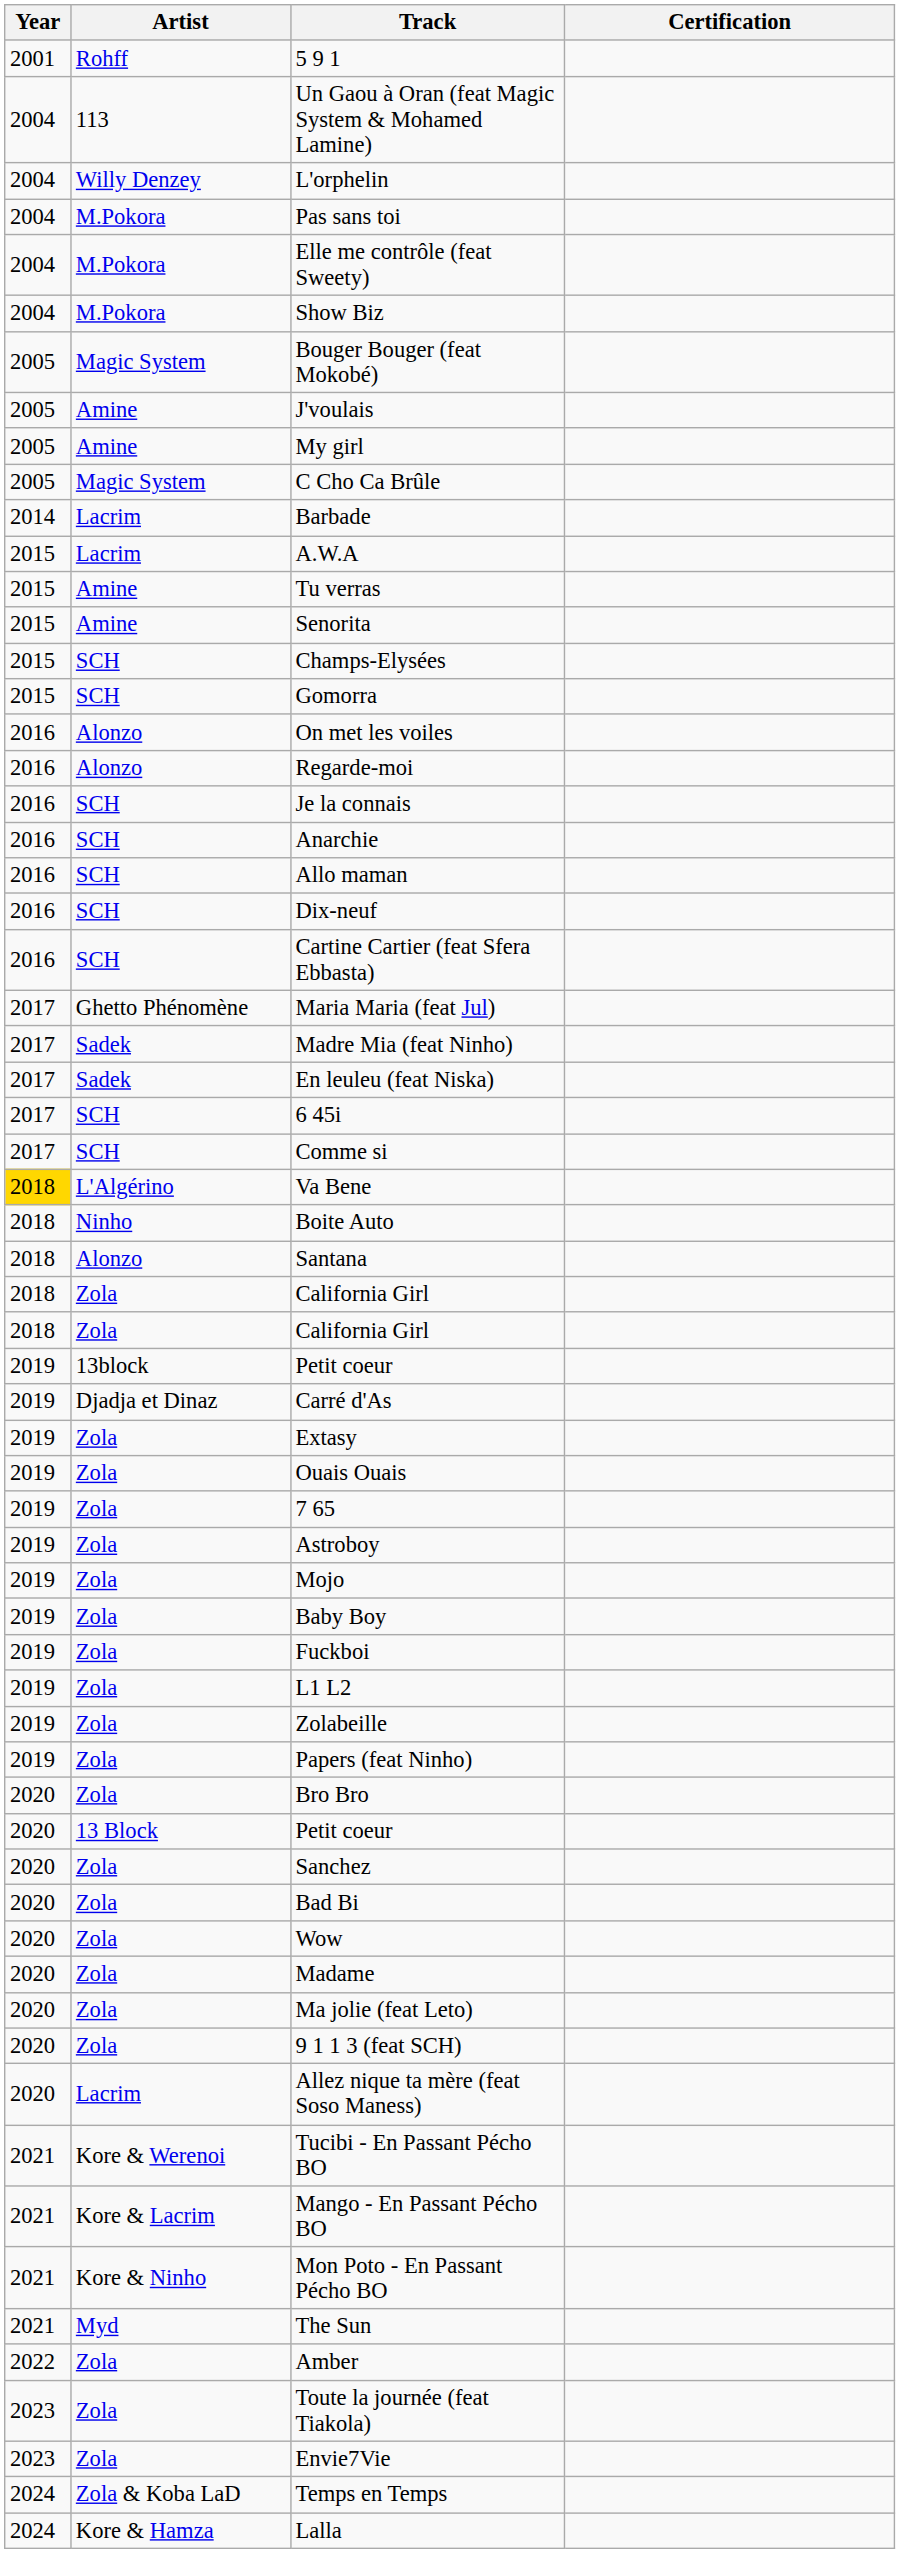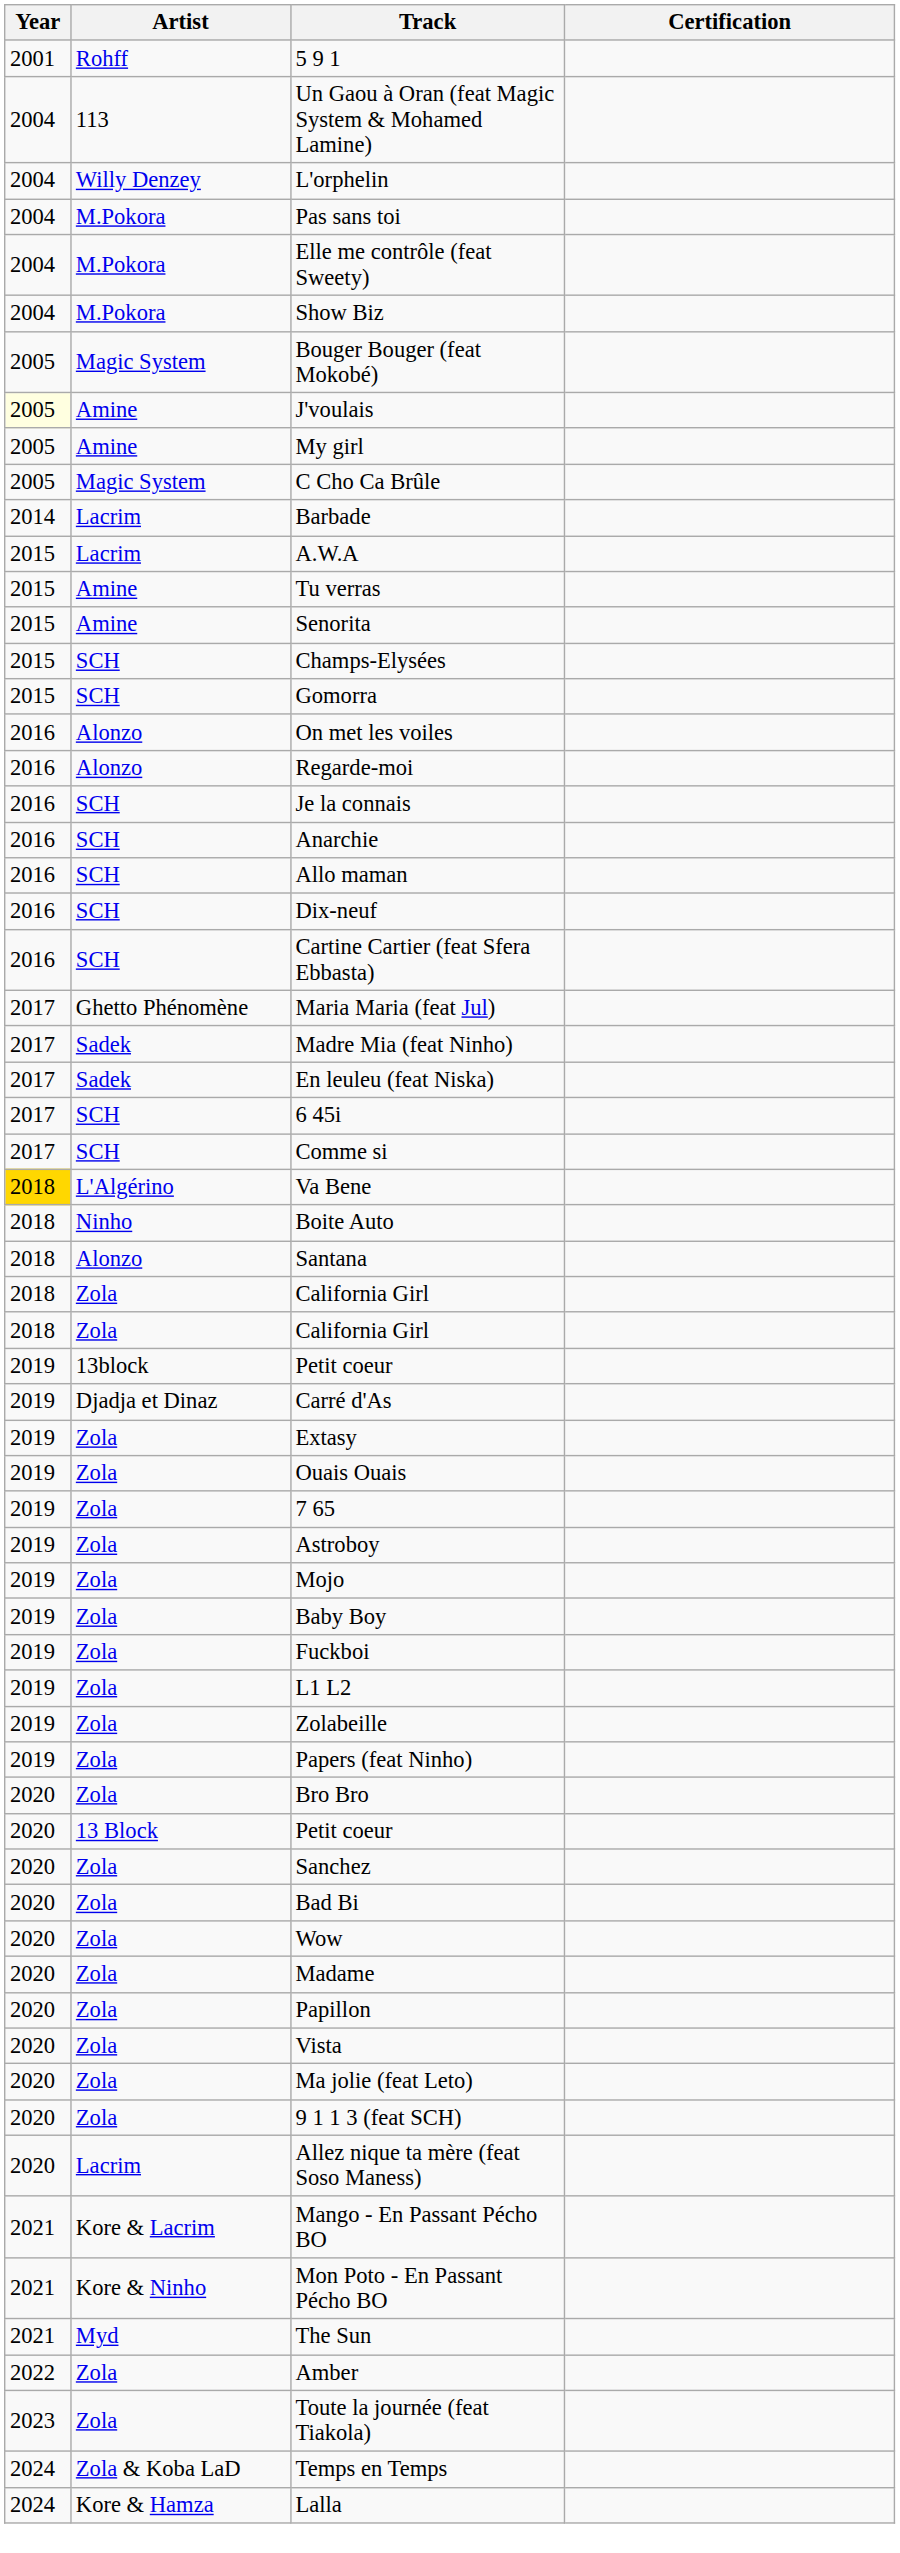(32, 410) no background -> (32, 410) lightyellow background
+ row: (97, 2009)
+ row: (97, 2045)
- row: (151, 2155)
- row: (97, 2458)
